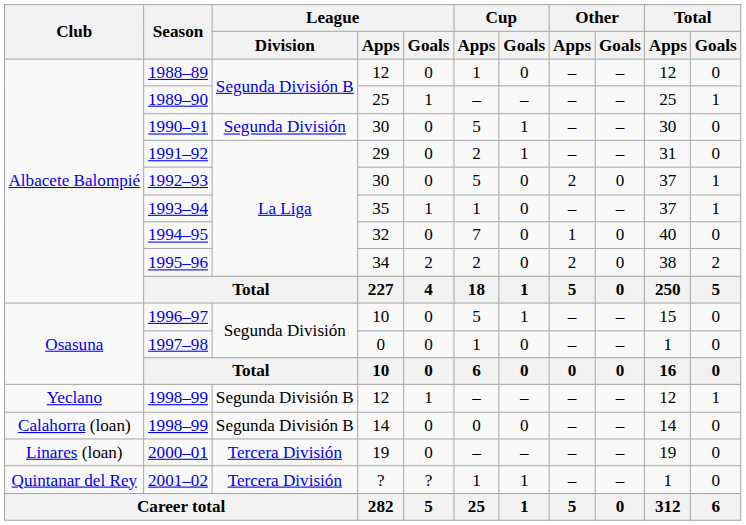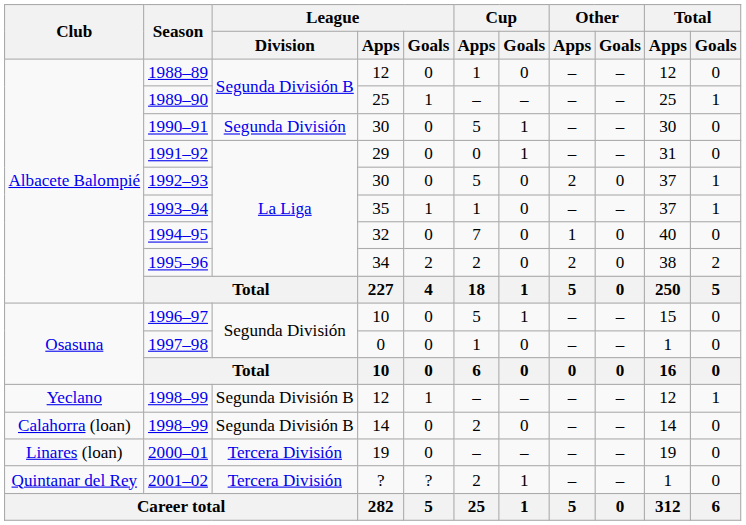(476, 153) 2 -> (476, 153) 0
(476, 425) 0 -> (476, 425) 2
(476, 479) 1 -> (476, 479) 2
